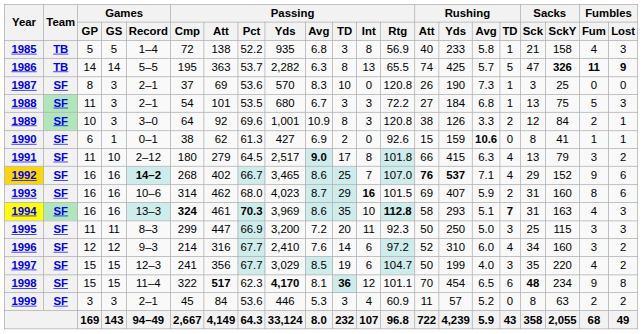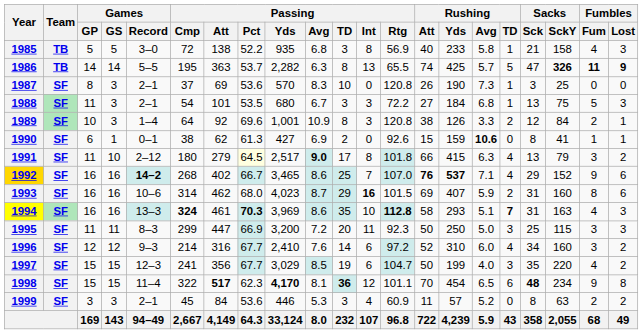(148, 49) 1–4 -> (148, 49) 3–0
(148, 121) 3–0 -> (148, 121) 1–4
(252, 157) no background -> (252, 157) lightyellow background
